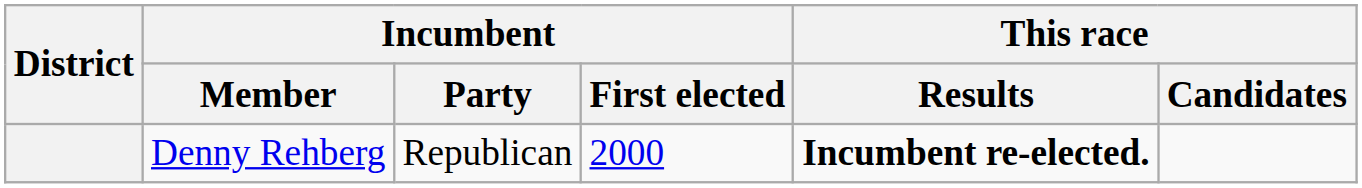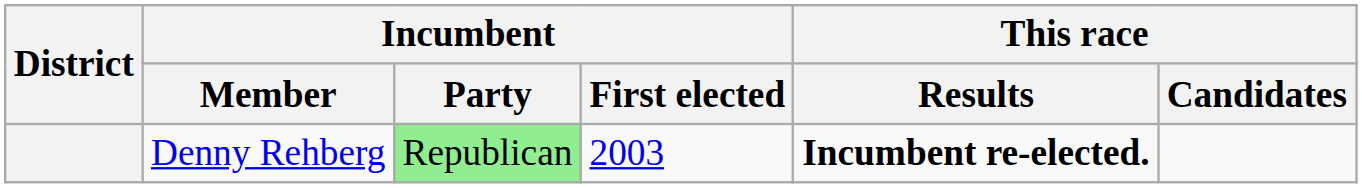(487, 152) no background -> (487, 152) lightgreen background
(627, 152) 2000 -> (627, 152) 2003
